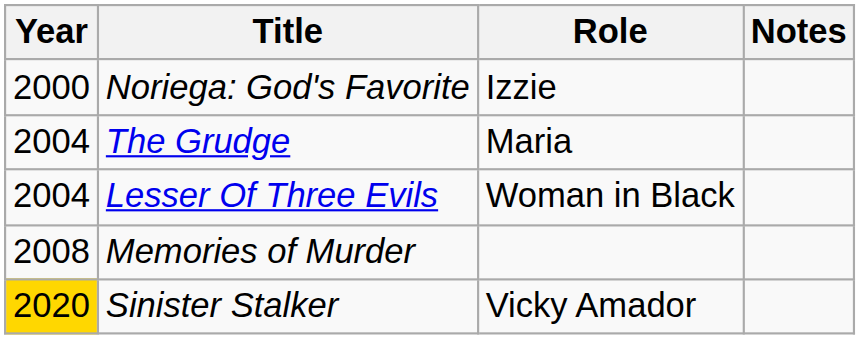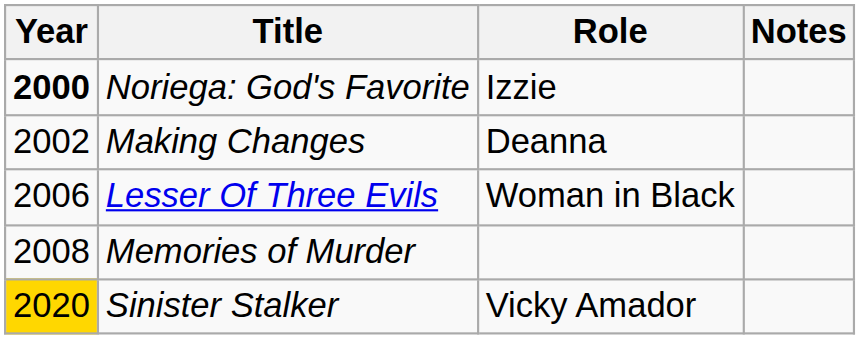(51, 86) normal -> (51, 86) bold
+ row: (236, 141)
- row: (198, 141)
(51, 196) 2004 -> (51, 196) 2006
